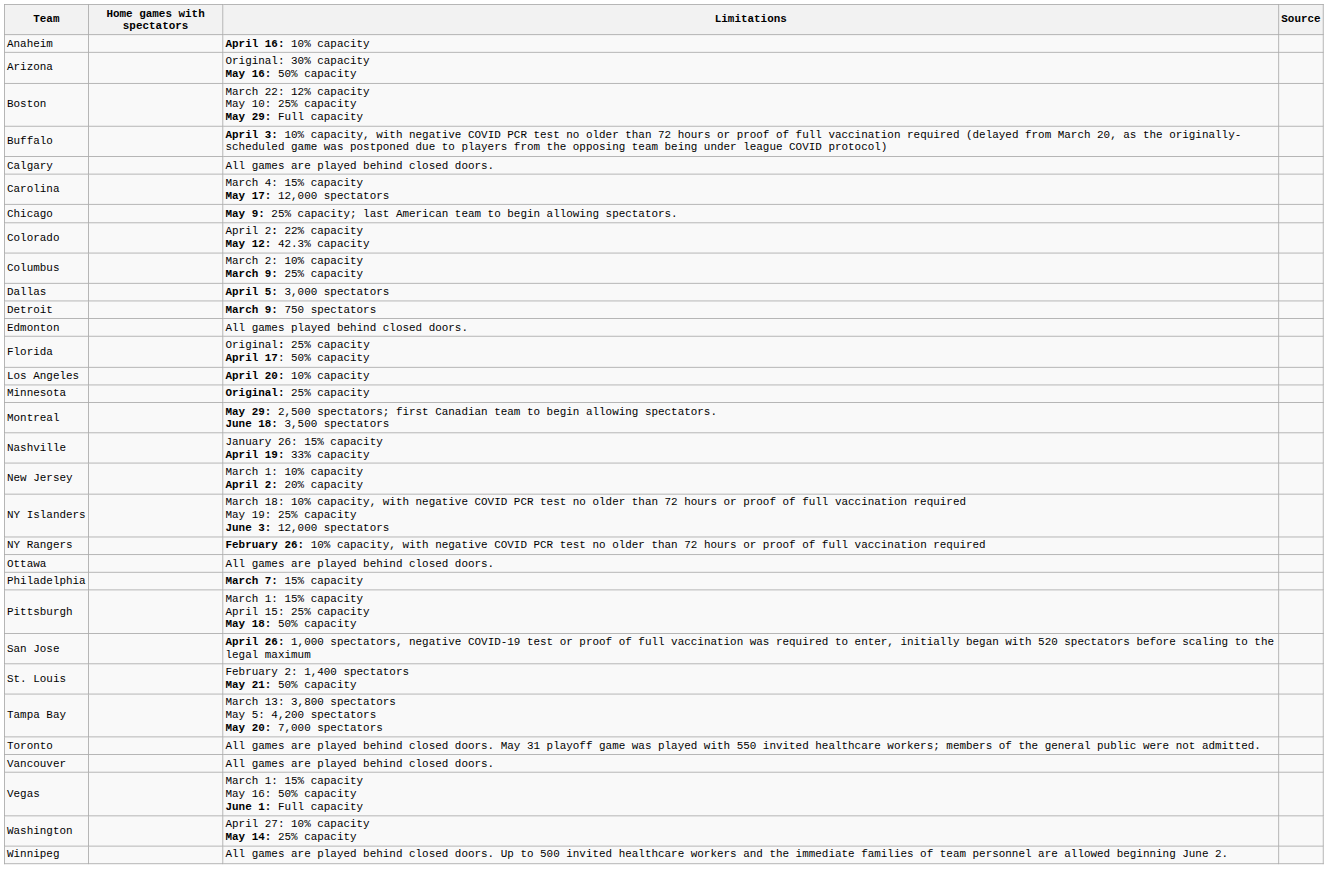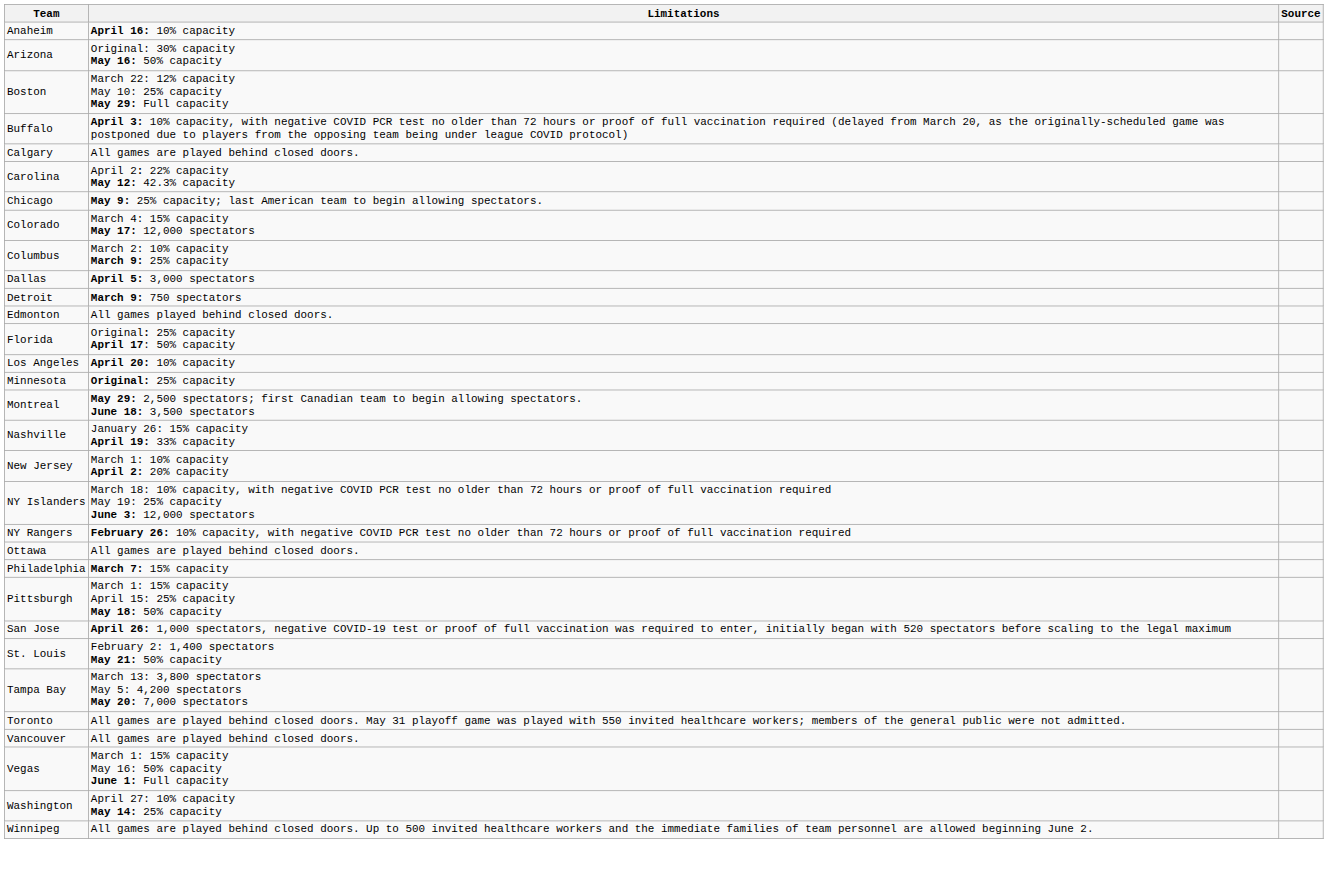- column: (156, 20)
(307, 189) March 4: 15% capacity May 17: 12,000 spectators -> (163, 177) April 2: 22% capacity May 12: 42.3% capacity
(298, 238) April 2: 22% capacity May 12: 42.3% capacity -> (173, 225) March 4: 15% capacity May 17: 12,000 spectators
